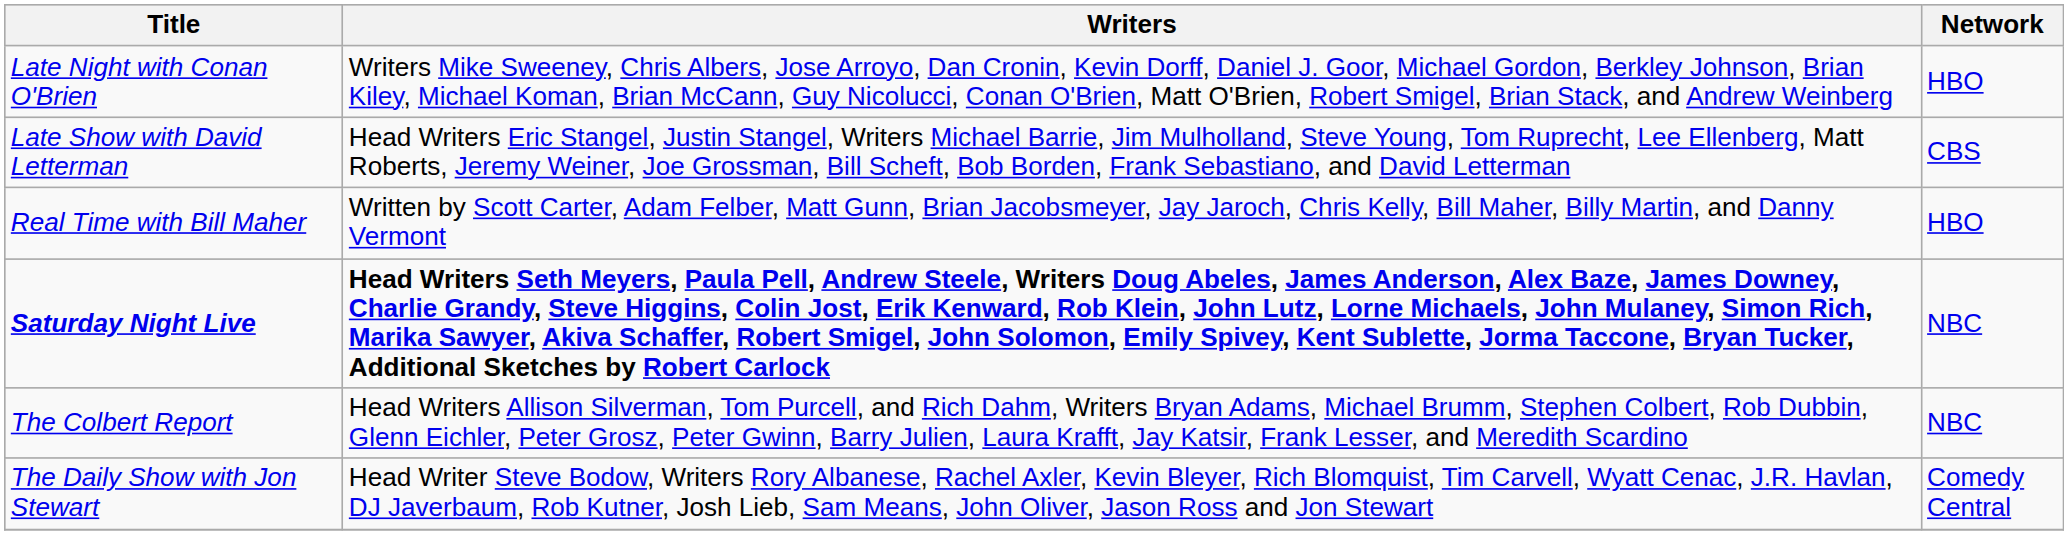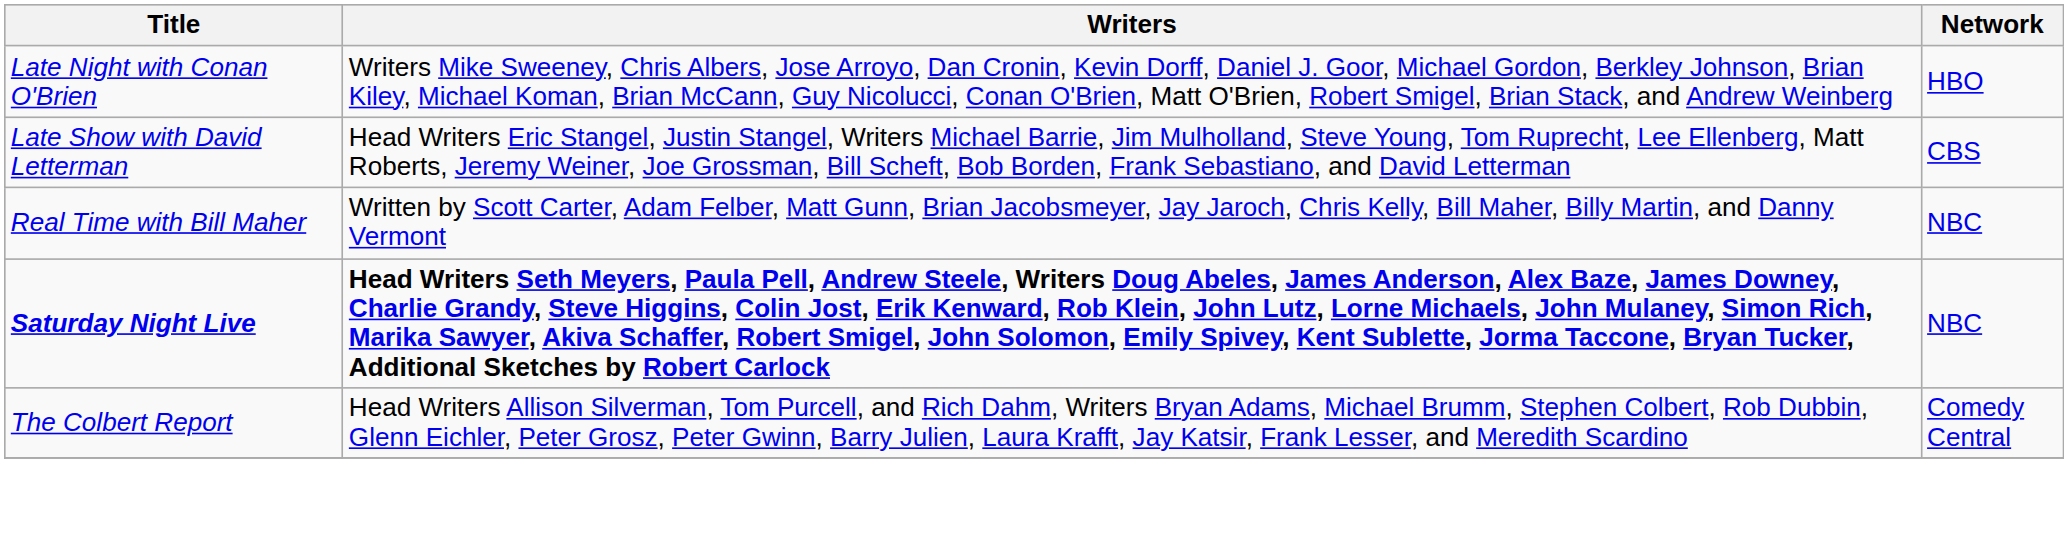(1955, 222) HBO -> (1955, 222) NBC
(1955, 422) NBC -> (1976, 422) Comedy Central
- row: (154, 493)
